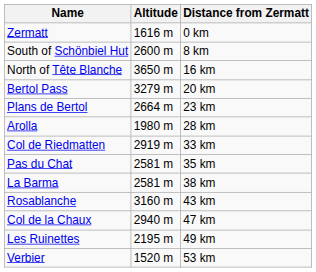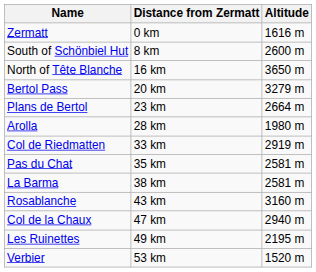columns swapped: (246, 13) <-> (156, 13)
